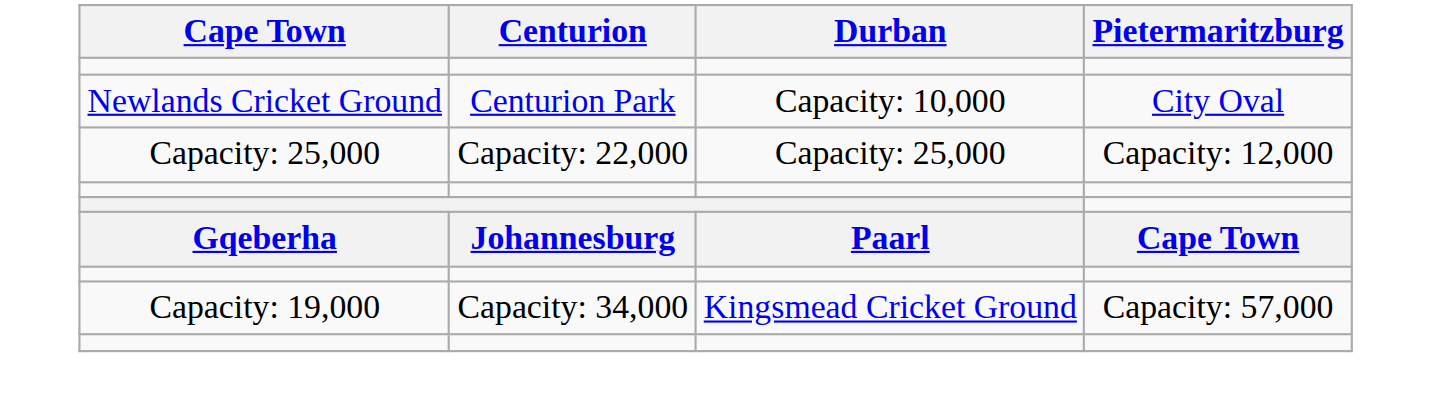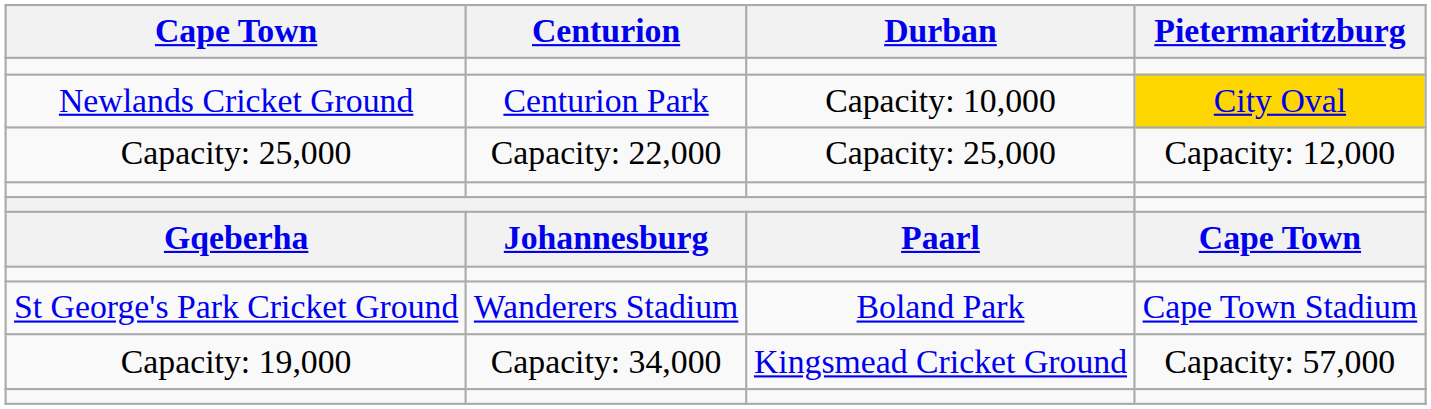(1218, 100) no background -> (1280, 100) gold background
+ row: (236, 307)
